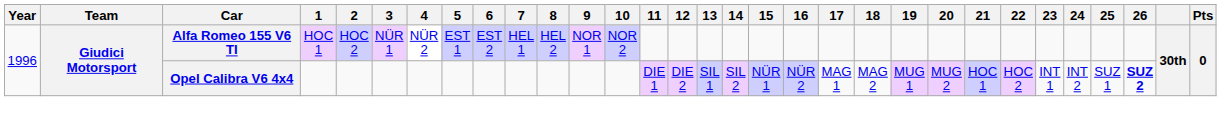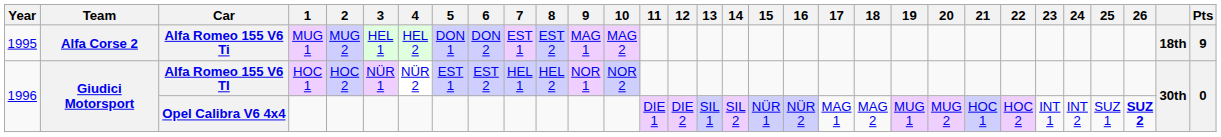+ row: (224, 43)
